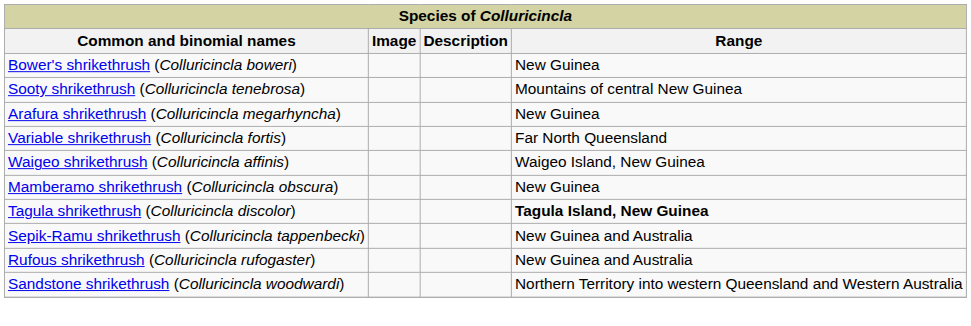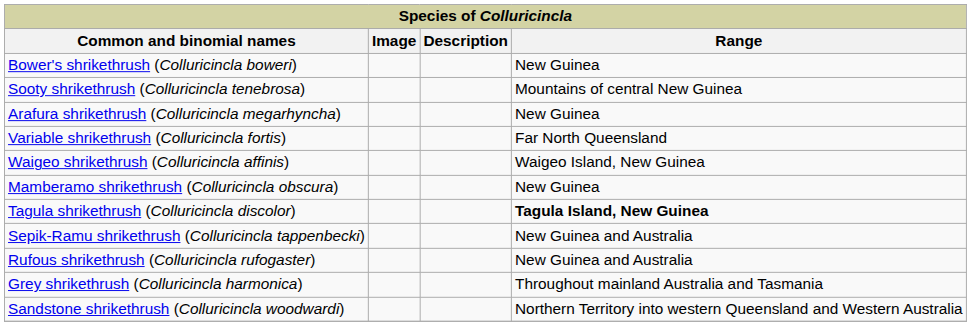+ row: (155, 284)
